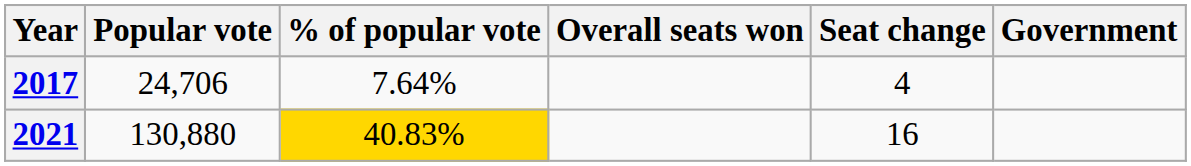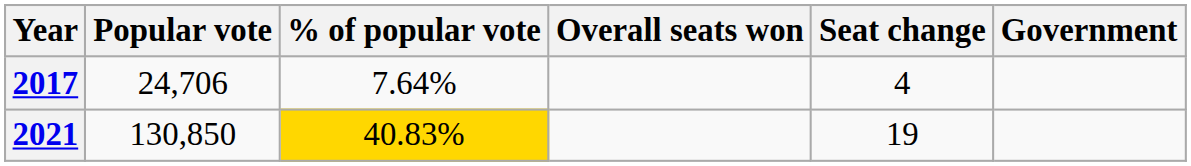(183, 134) 130,880 -> (183, 134) 130,850
(902, 134) 16 -> (902, 134) 19
